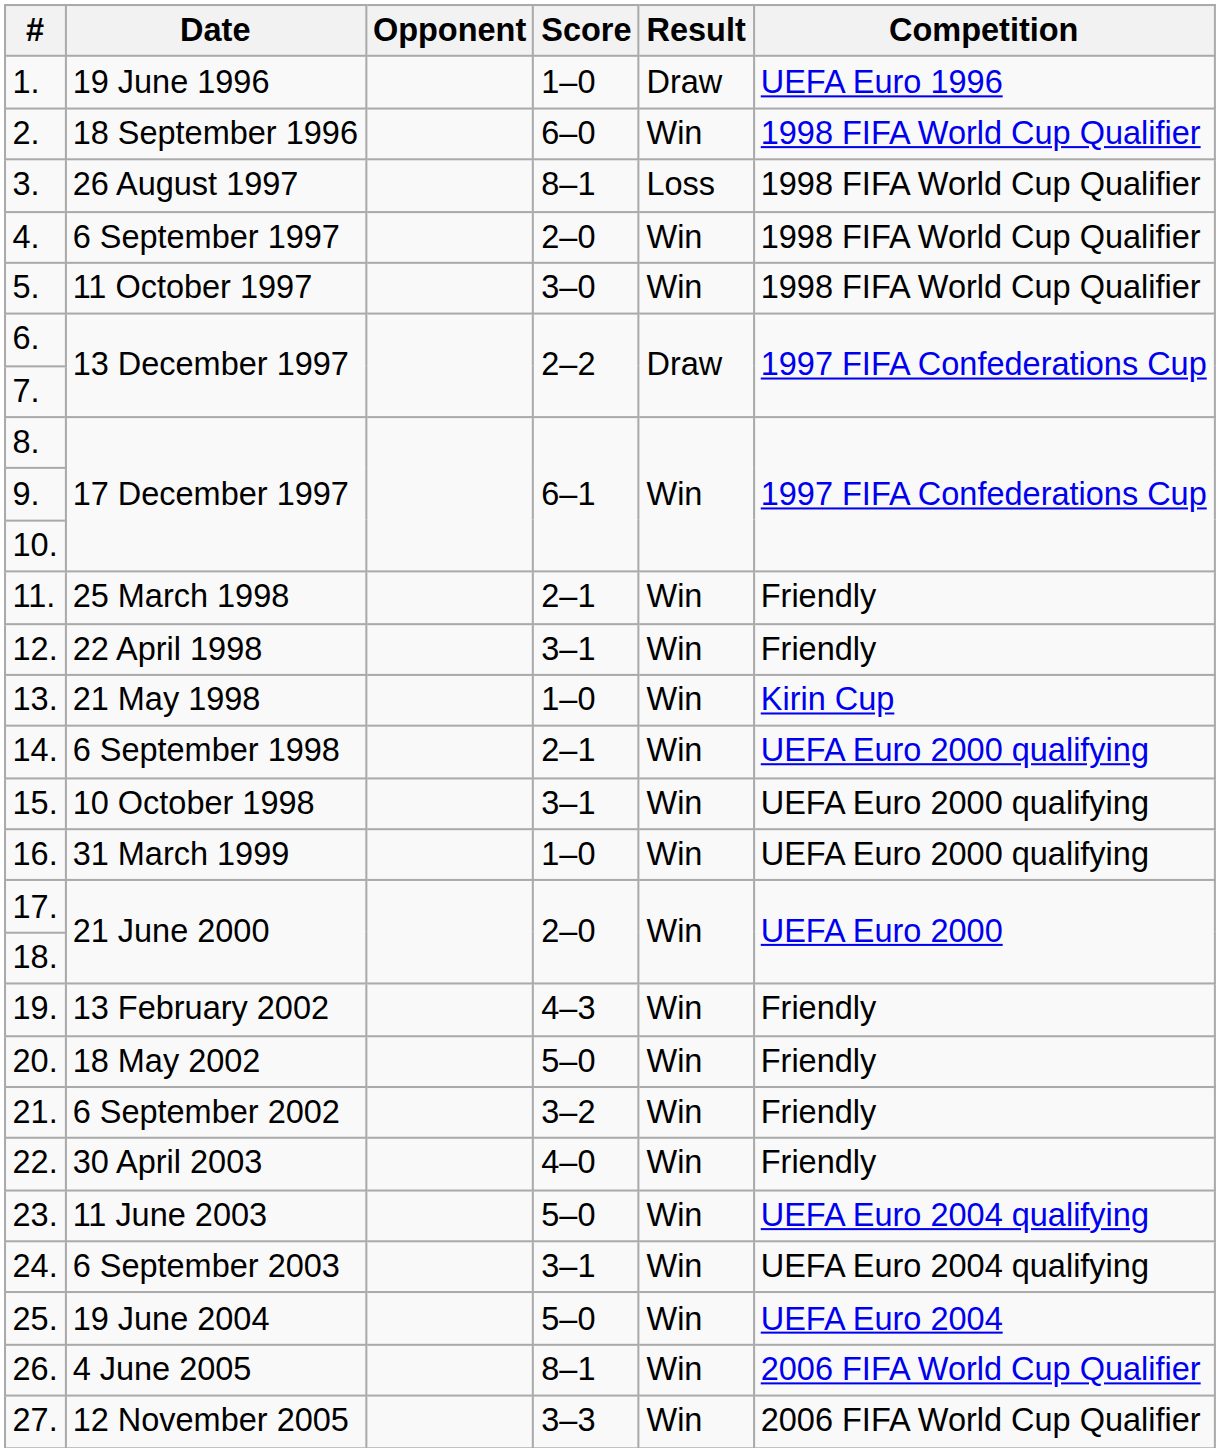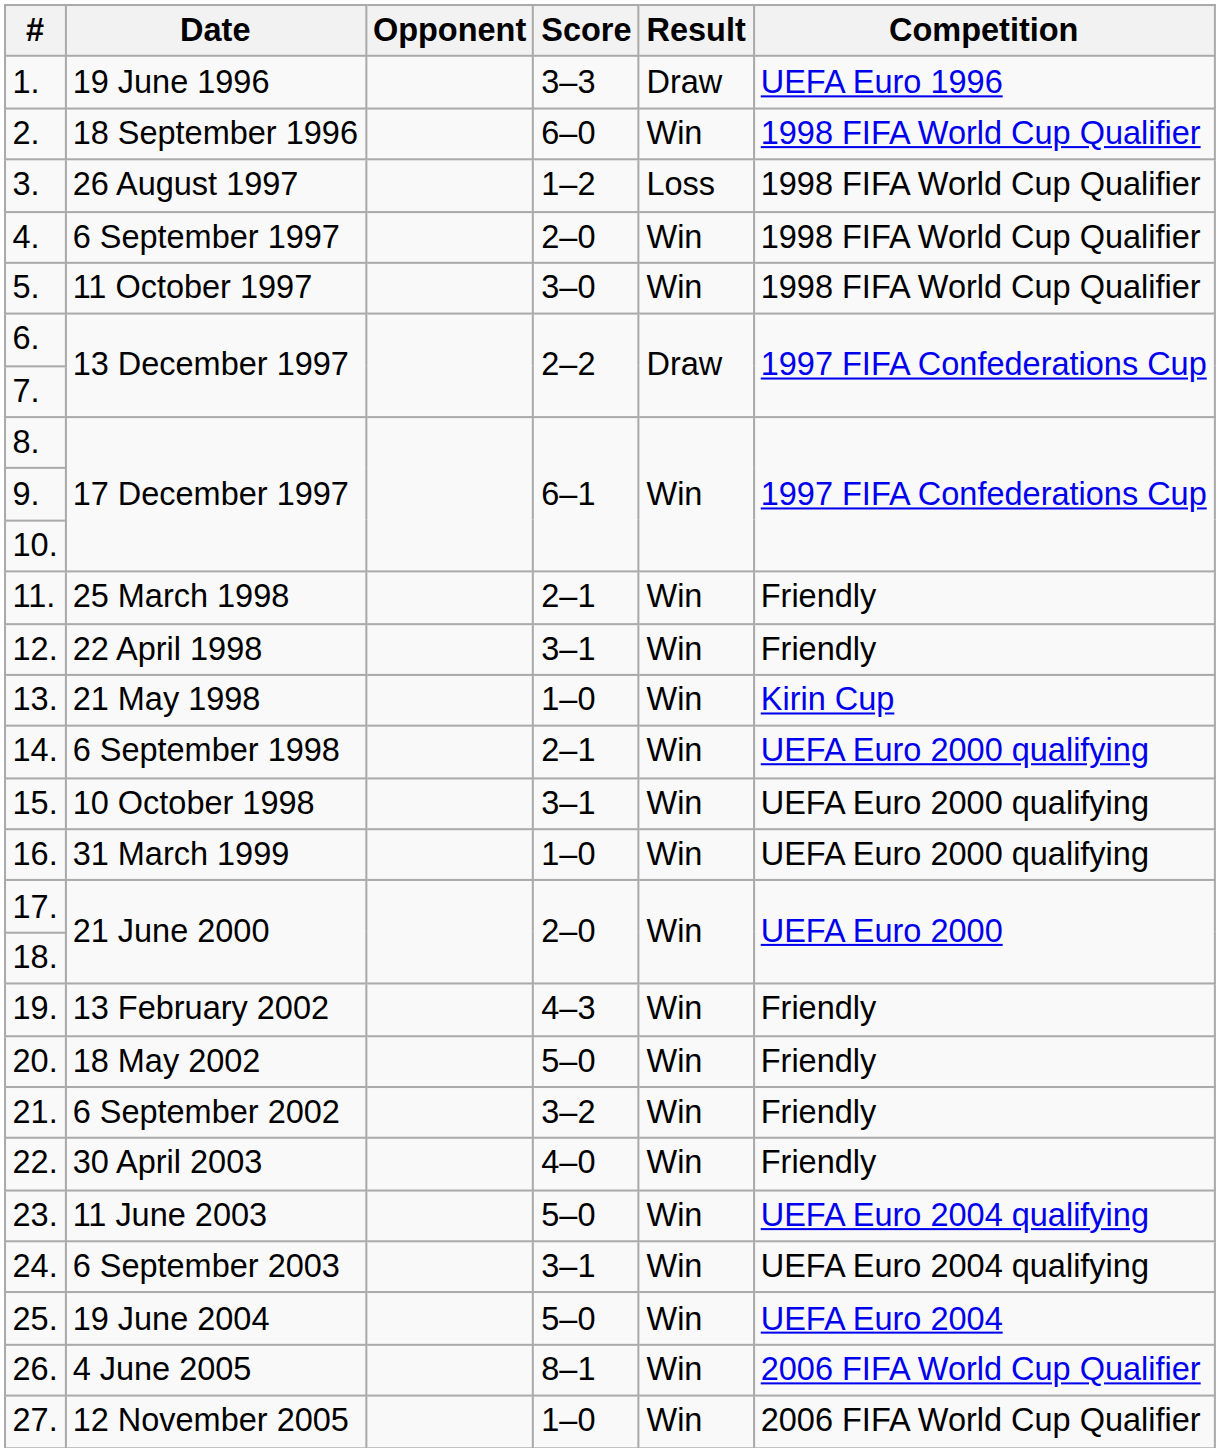(568, 81) 1–0 -> (568, 81) 3–3
(568, 184) 8–1 -> (568, 184) 1–2
(568, 1421) 3–3 -> (568, 1421) 1–0
